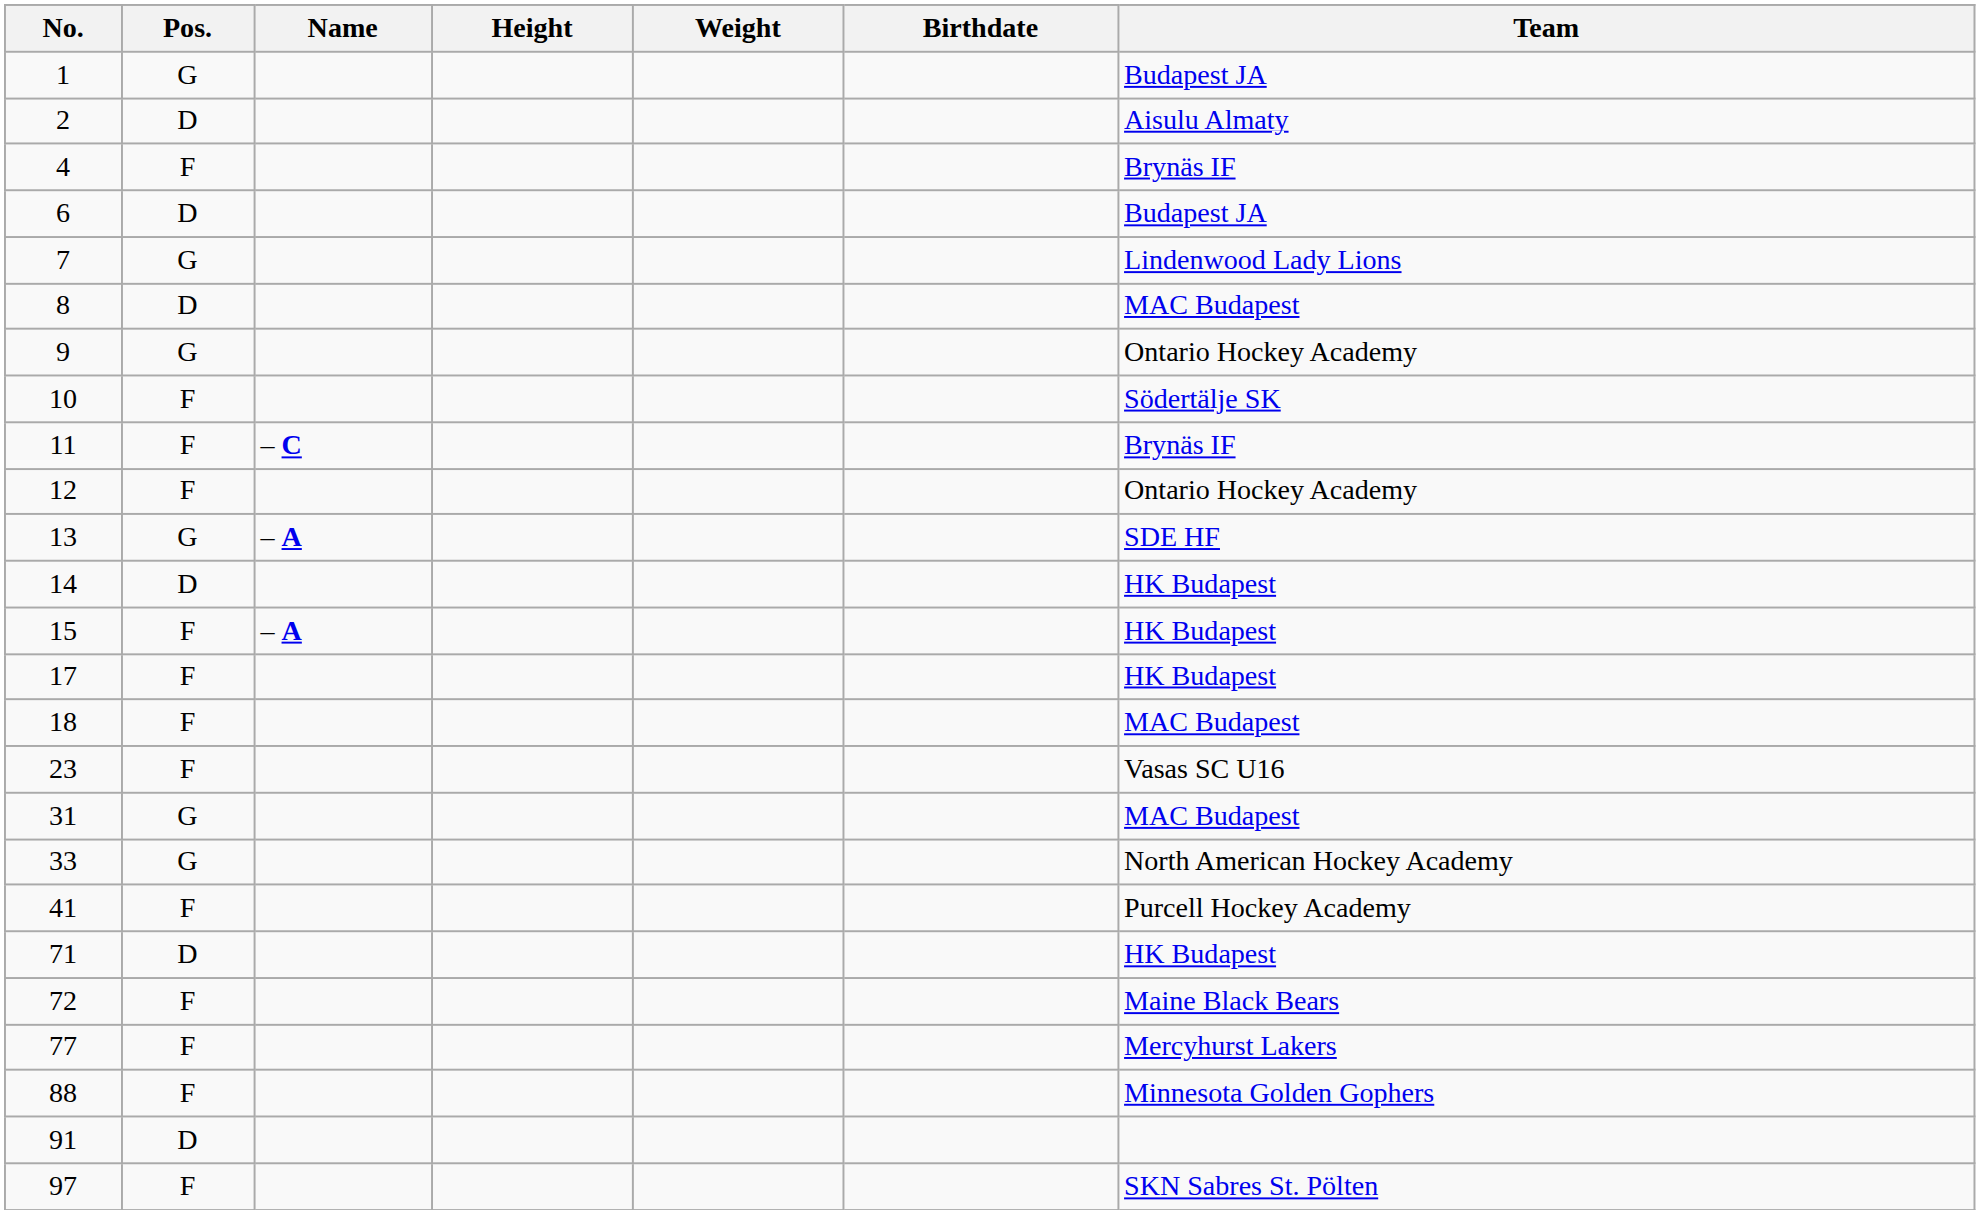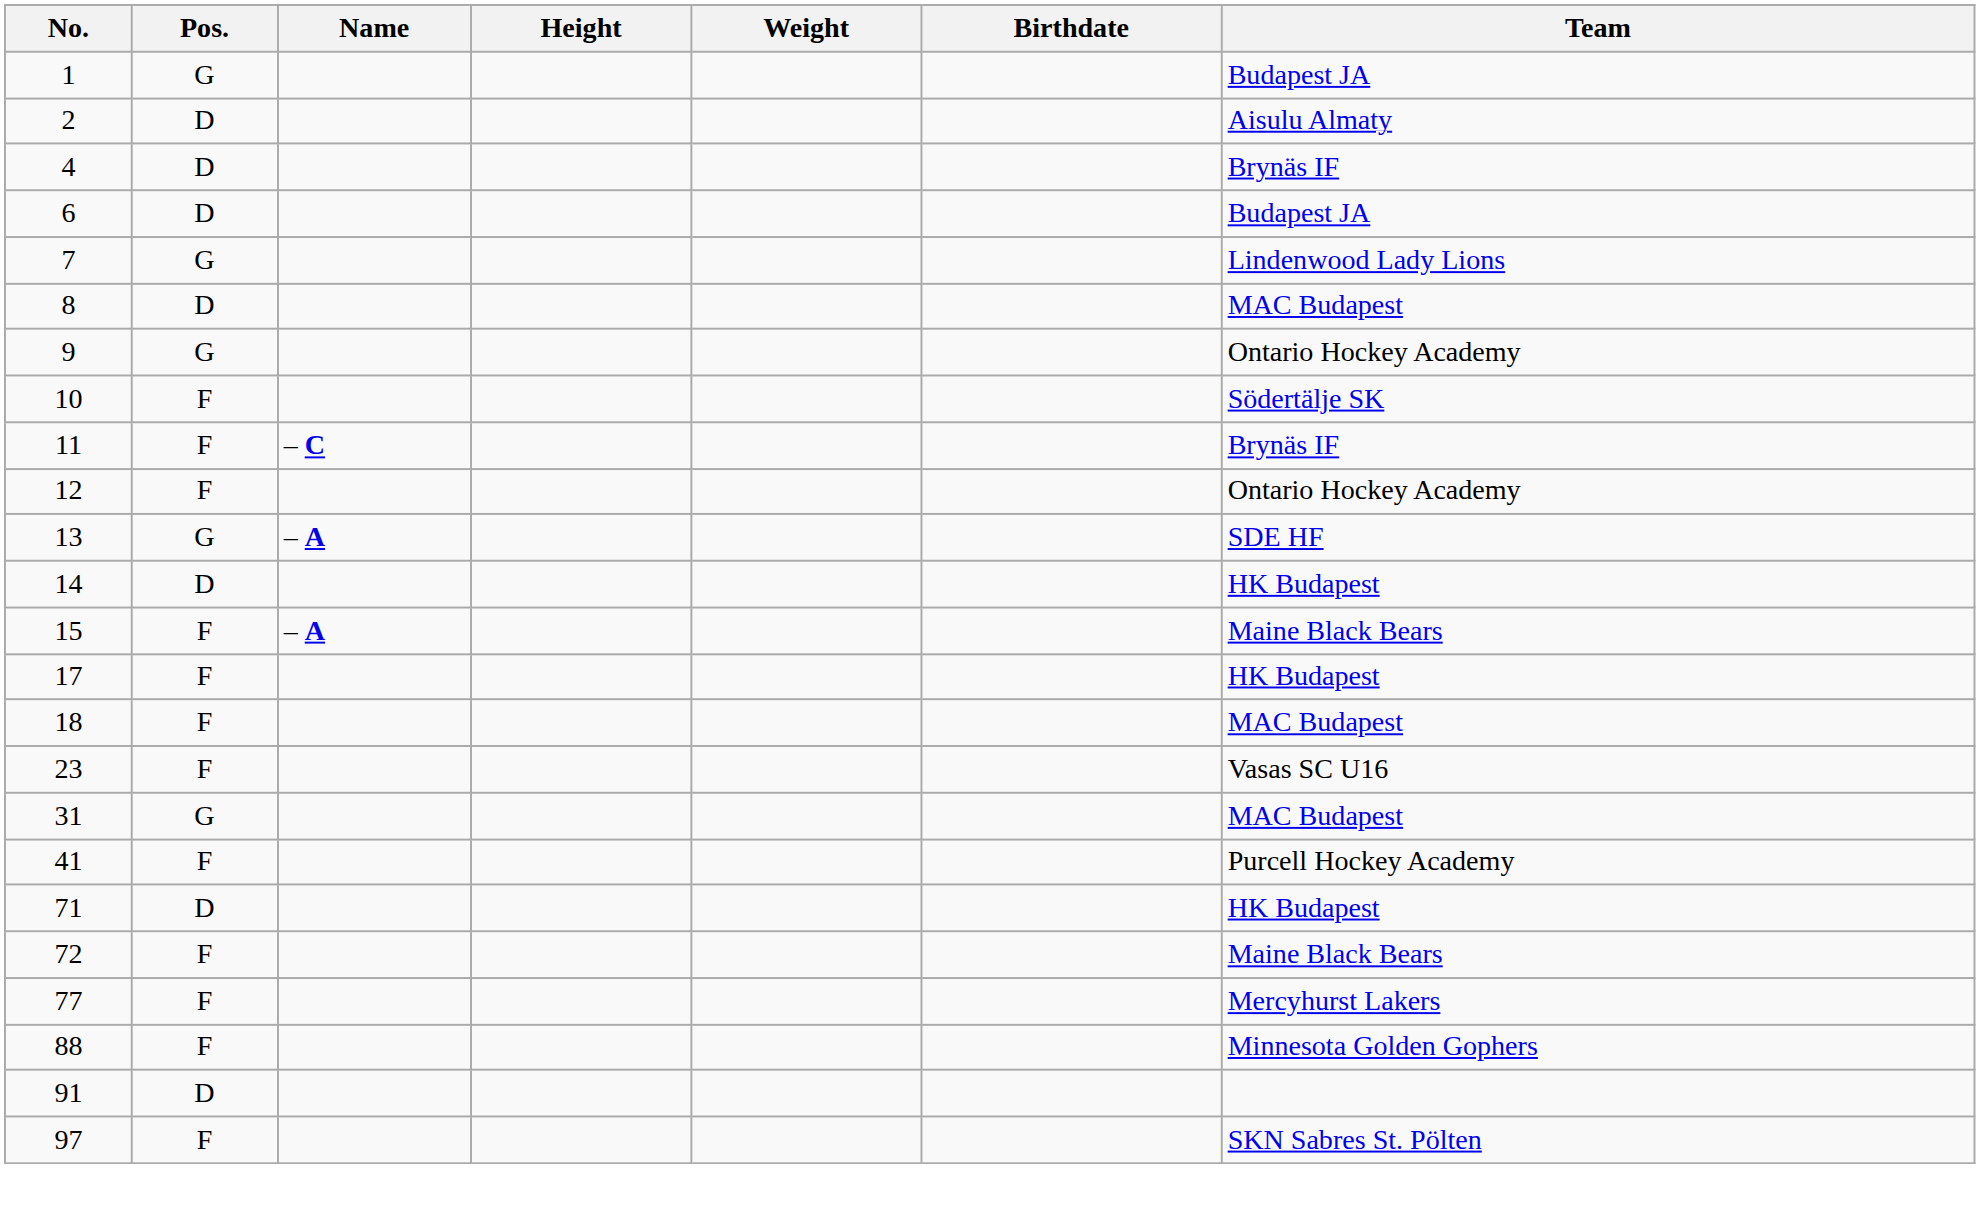(187, 166) F -> (205, 166) D
(1200, 630) HK Budapest -> (1335, 630) Maine Black Bears
- row: (63, 861)
